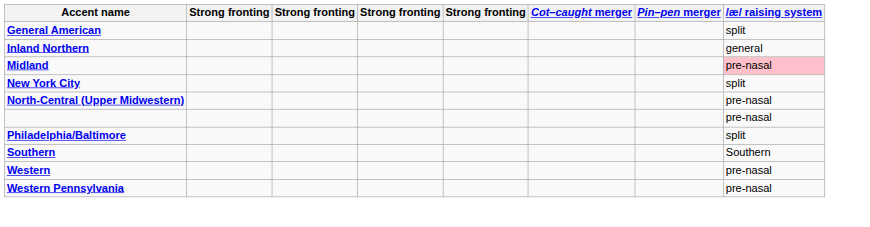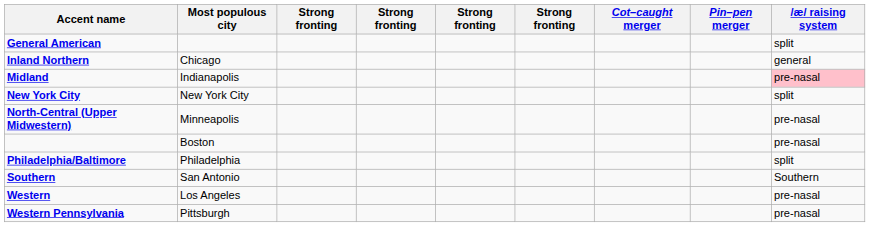+ column: (227, 19)
